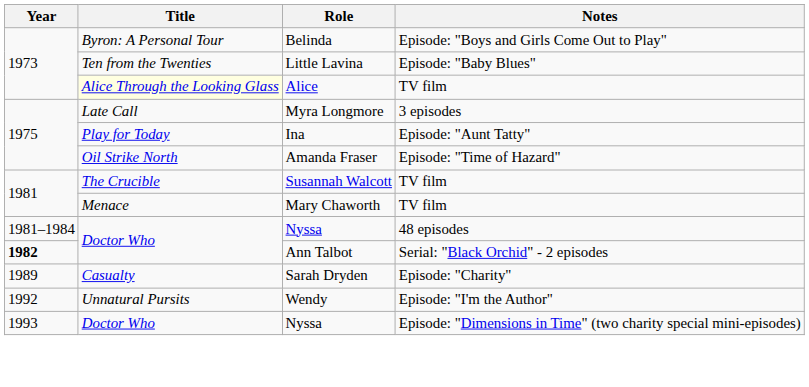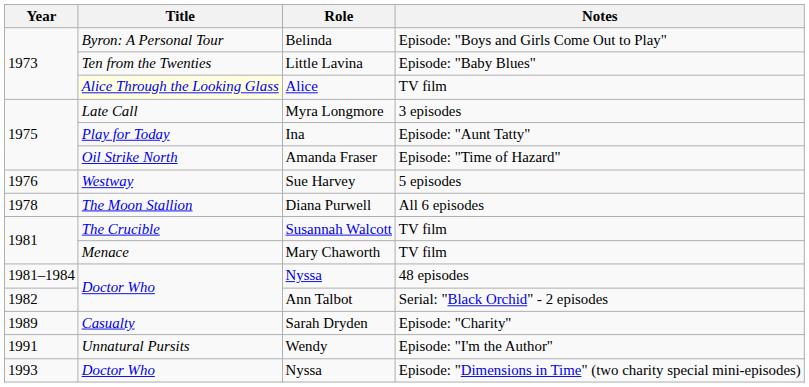+ row: (321, 181)
+ row: (328, 205)
(23, 252) bold -> (23, 299) normal
(23, 299) 1992 -> (23, 346) 1991
